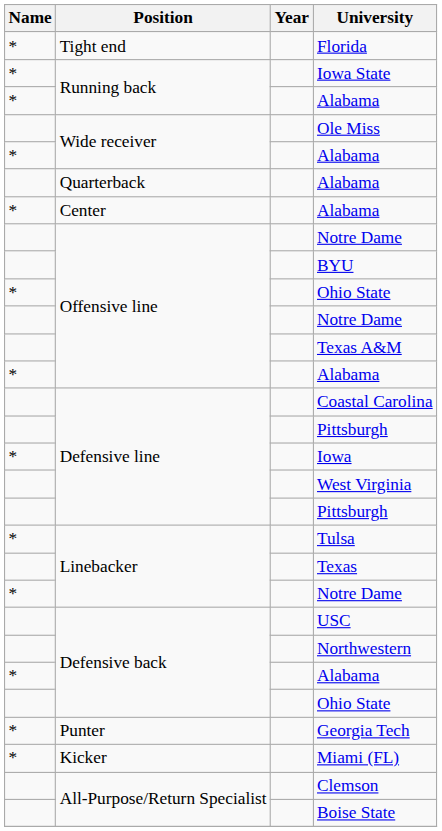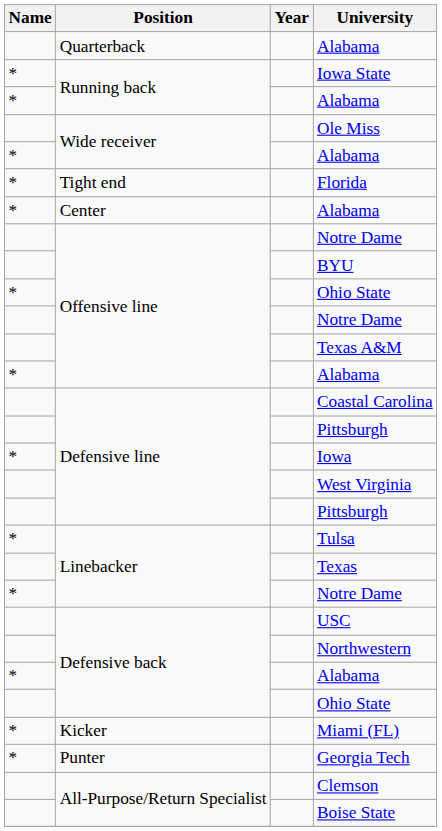rows swapped: (102, 182) <-> (93, 45)
rows swapped: (83, 758) <-> (82, 730)
